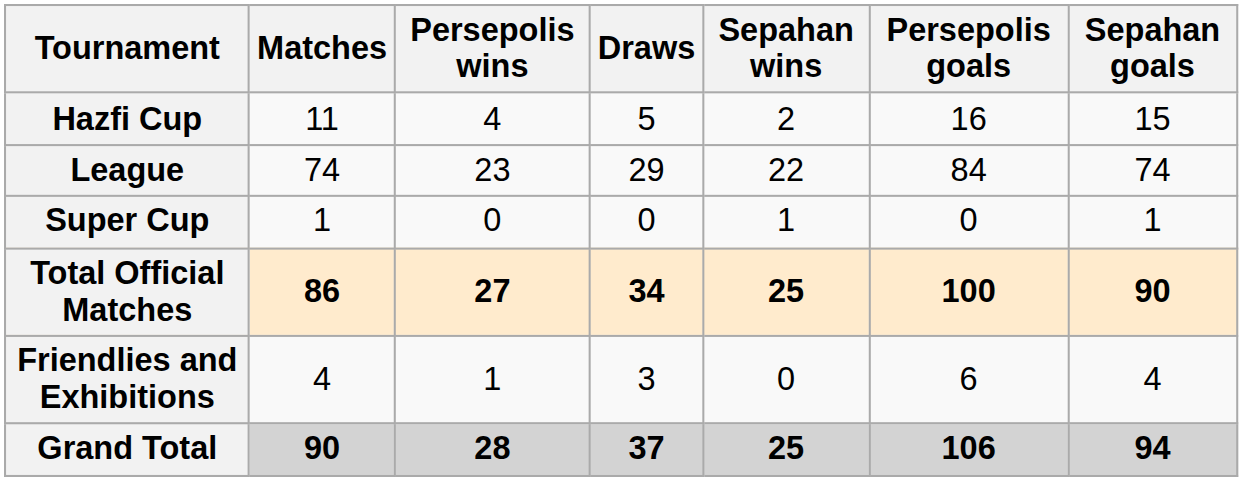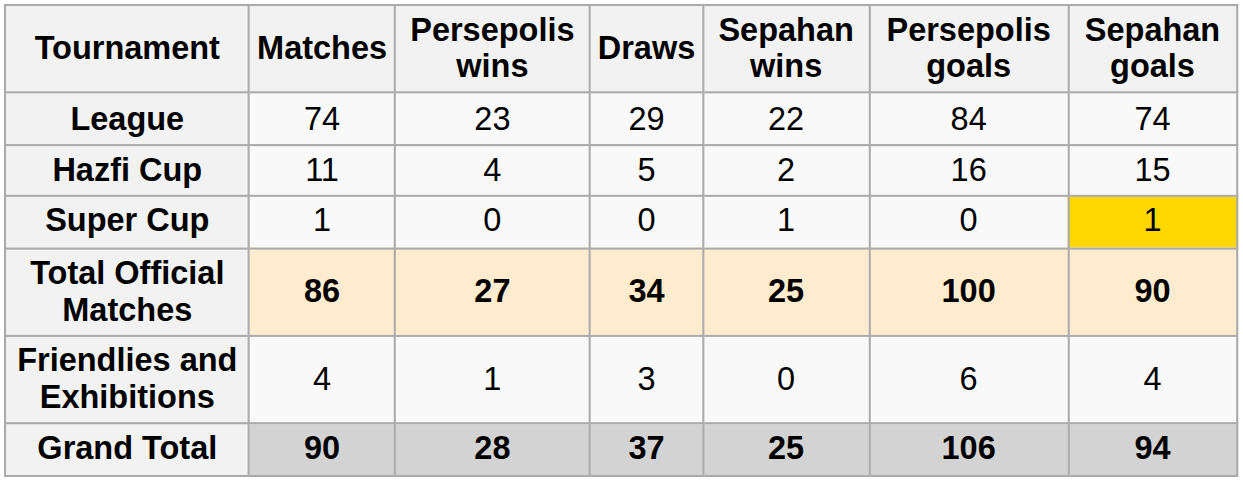rows swapped: (127, 169) <-> (127, 118)
(1153, 221) no background -> (1153, 221) gold background
